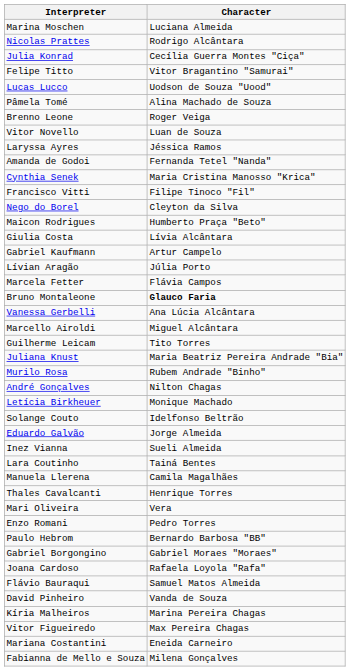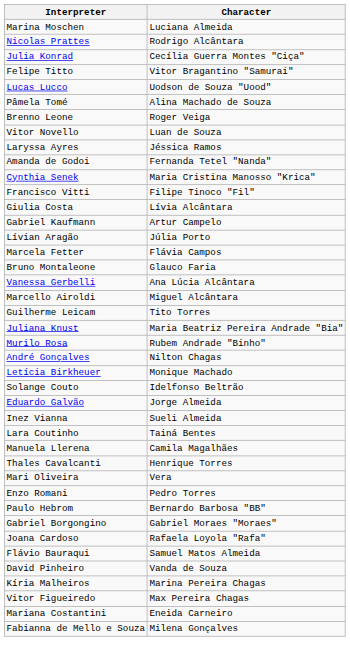- row: (43, 207)
- row: (51, 222)
(183, 298) bold -> (183, 268) normal
